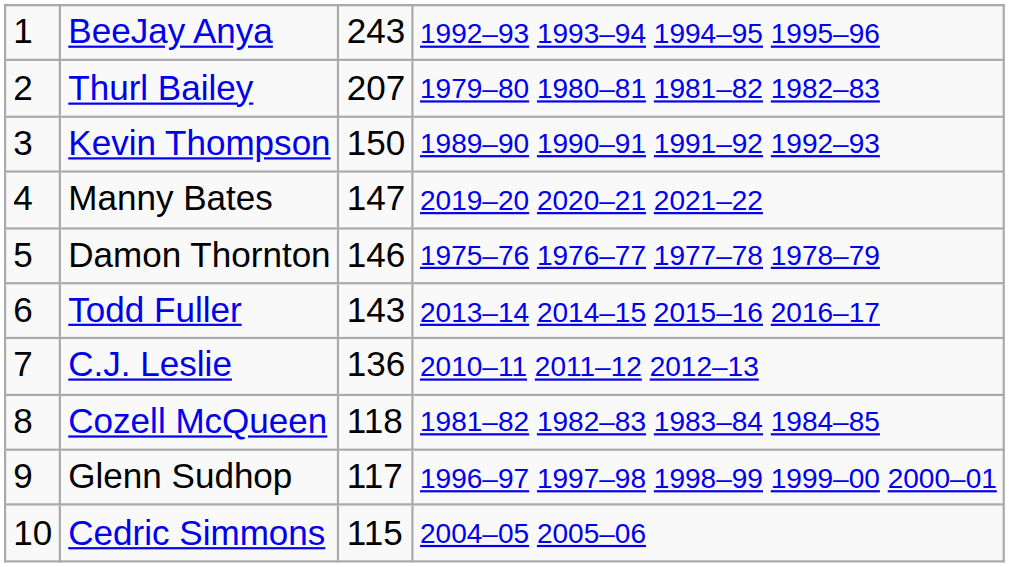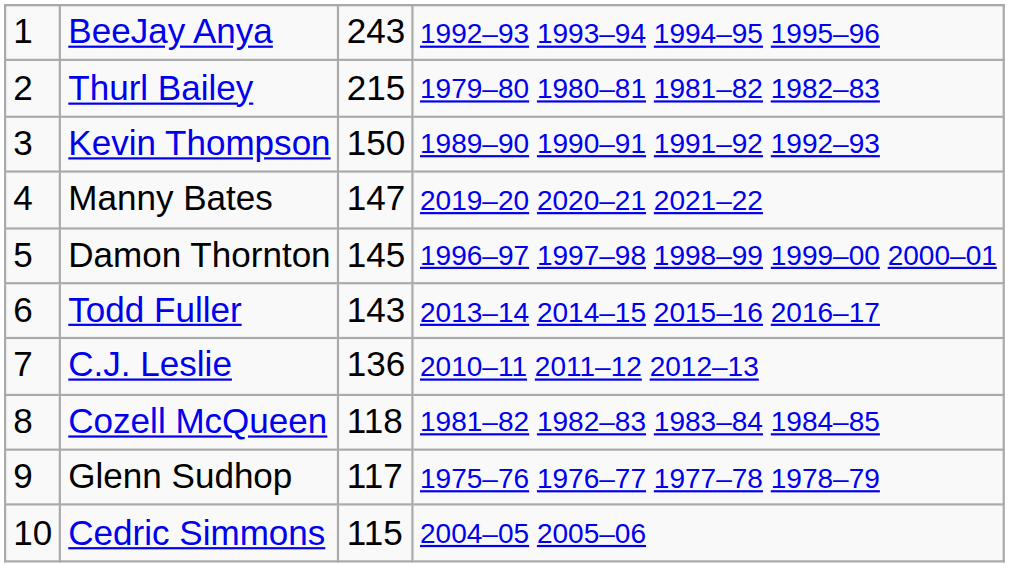(376, 87) 207 -> (376, 87) 215
(376, 254) 146 -> (376, 254) 145
(650, 255) 1975–76 1976–77 1977–78 1978–79 -> (708, 255) 1996–97 1997–98 1998–99 1999–00 2000–01
(708, 477) 1996–97 1997–98 1998–99 1999–00 2000–01 -> (650, 477) 1975–76 1976–77 1977–78 1978–79
